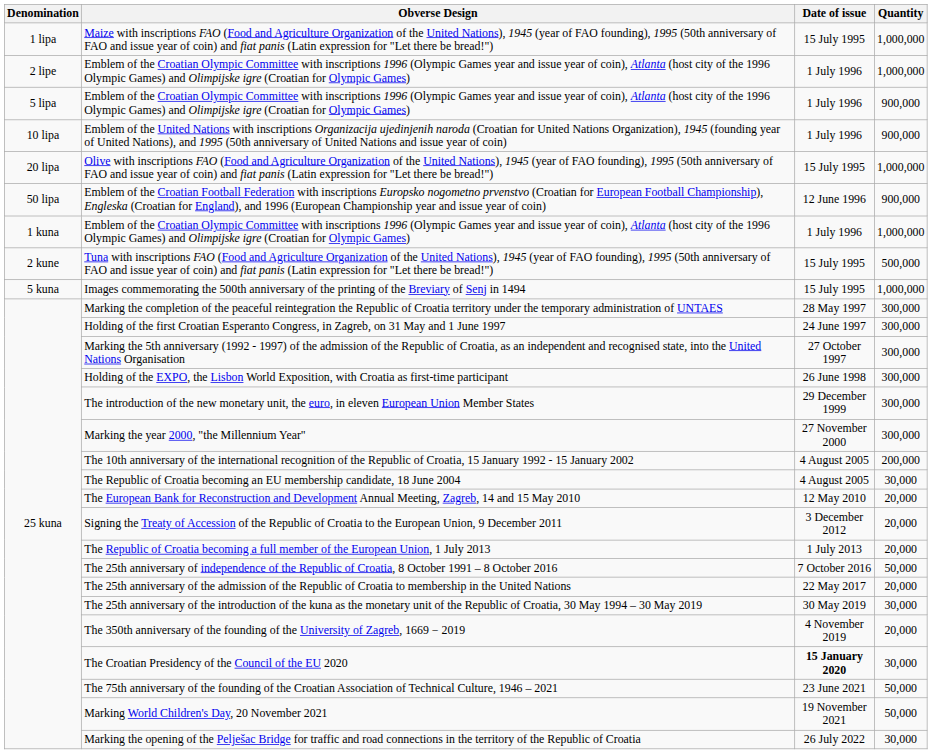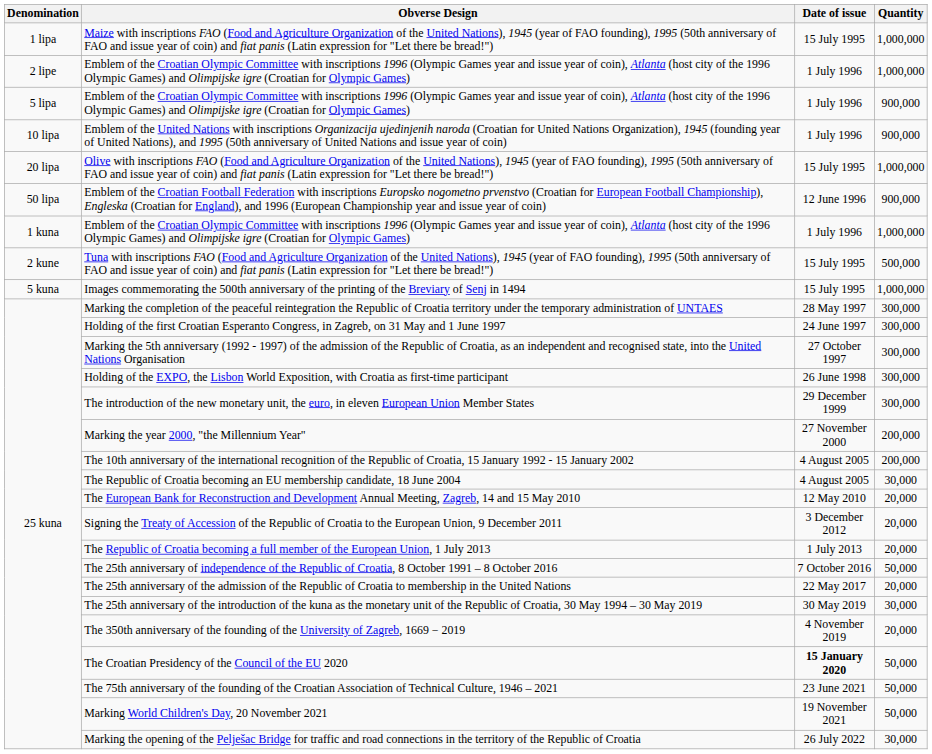(901, 435) 300,000 -> (901, 435) 200,000
(901, 663) 30,000 -> (901, 663) 50,000
